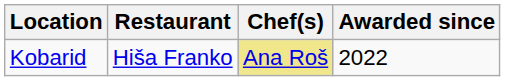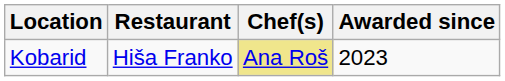(363, 57) 2022 -> (363, 57) 2023
